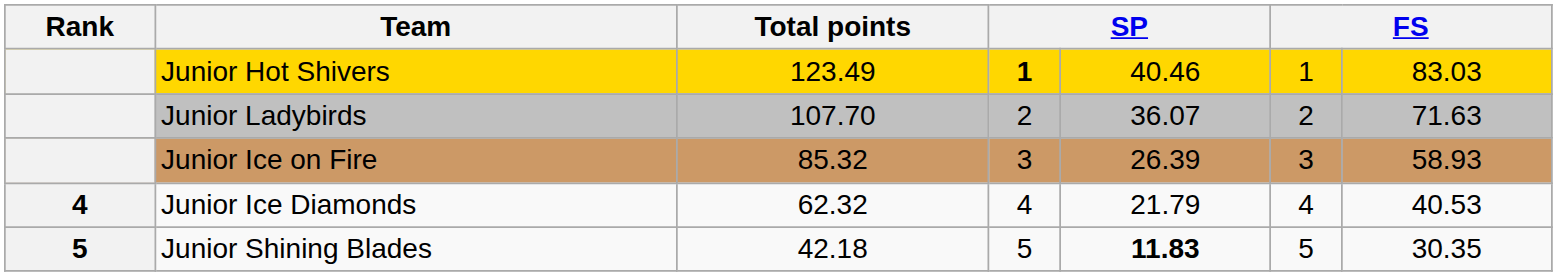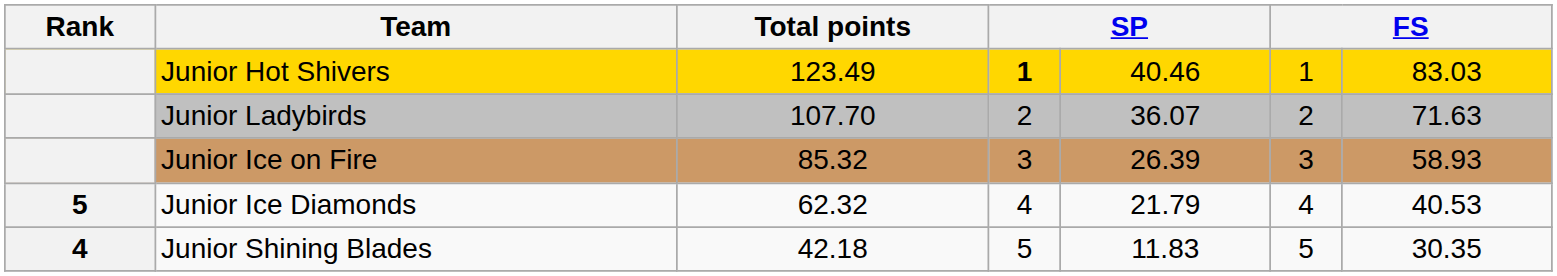(80, 204) 4 -> (80, 204) 5
(80, 248) 5 -> (80, 248) 4
(1165, 248) bold -> (1165, 248) normal
